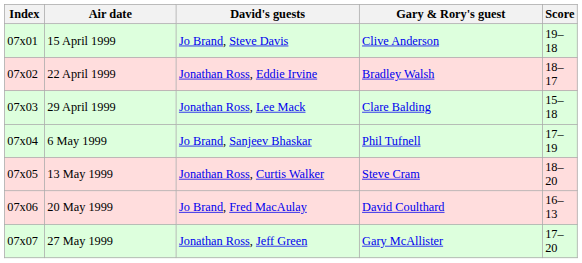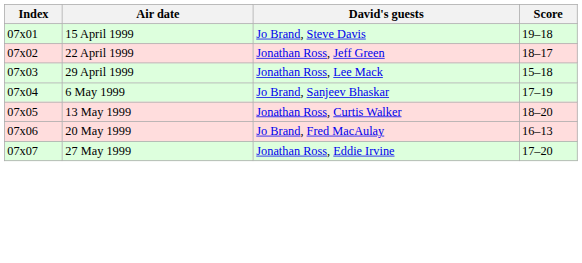- column: (451, 14)
(248, 74) Jonathan Ross, Eddie Irvine -> (320, 53) Jonathan Ross, Jeff Green
(243, 241) Jonathan Ross, Jeff Green -> (325, 151) Jonathan Ross, Eddie Irvine
